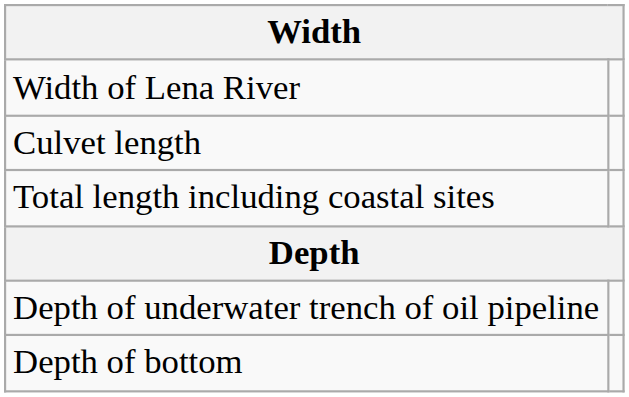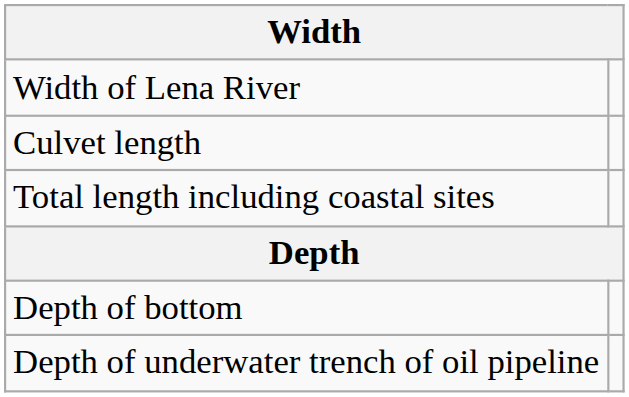rows swapped: (128, 362) <-> (306, 307)
